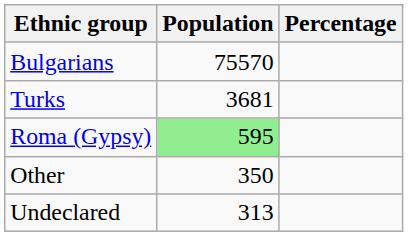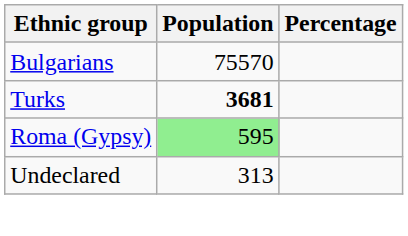(250, 99) normal -> (250, 99) bold
- row: (37, 174)
